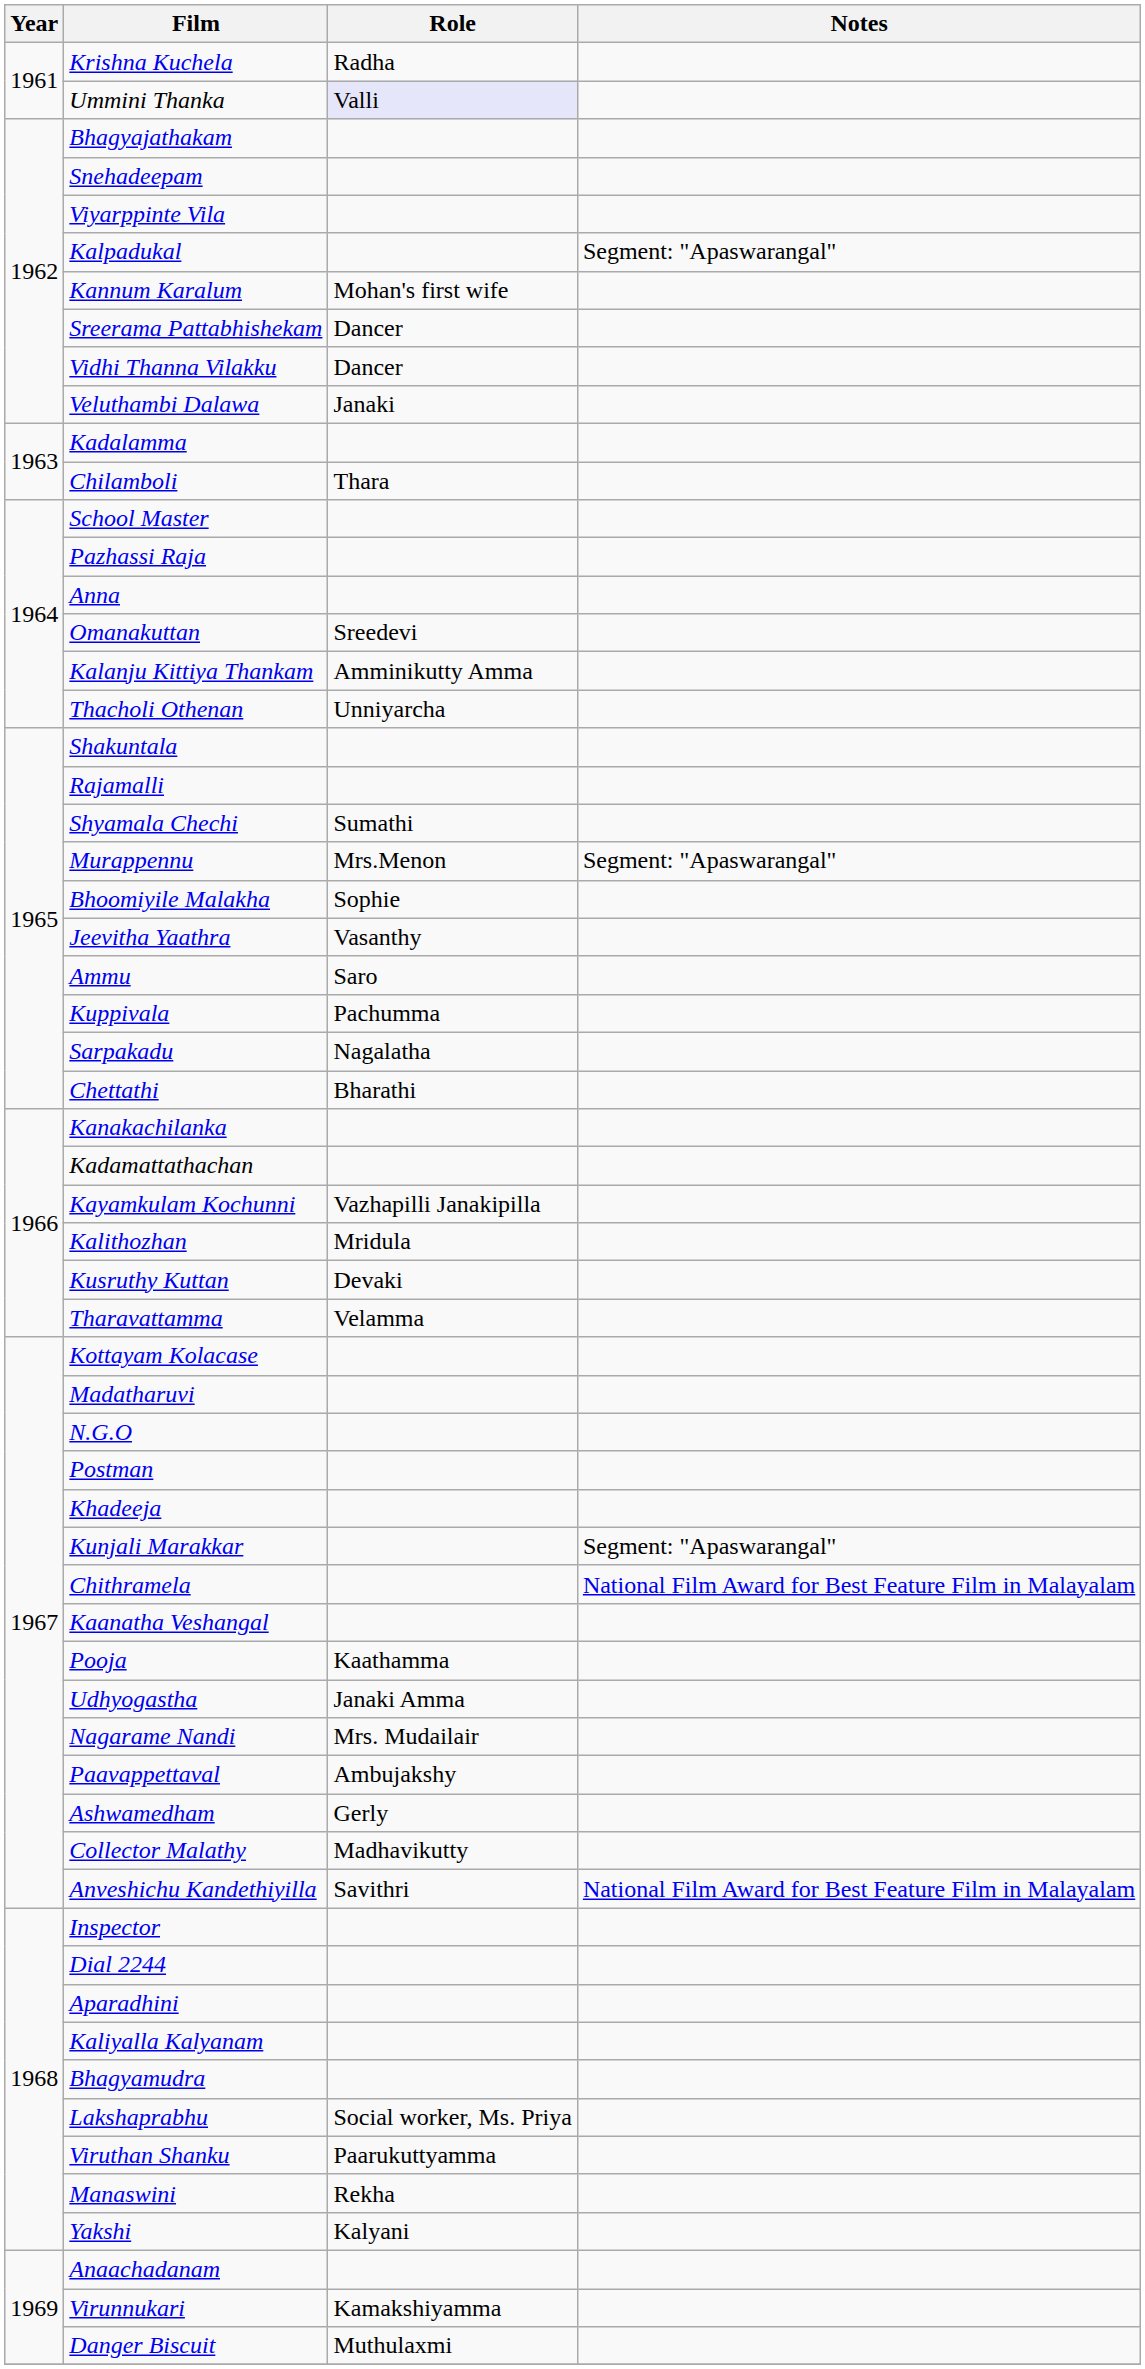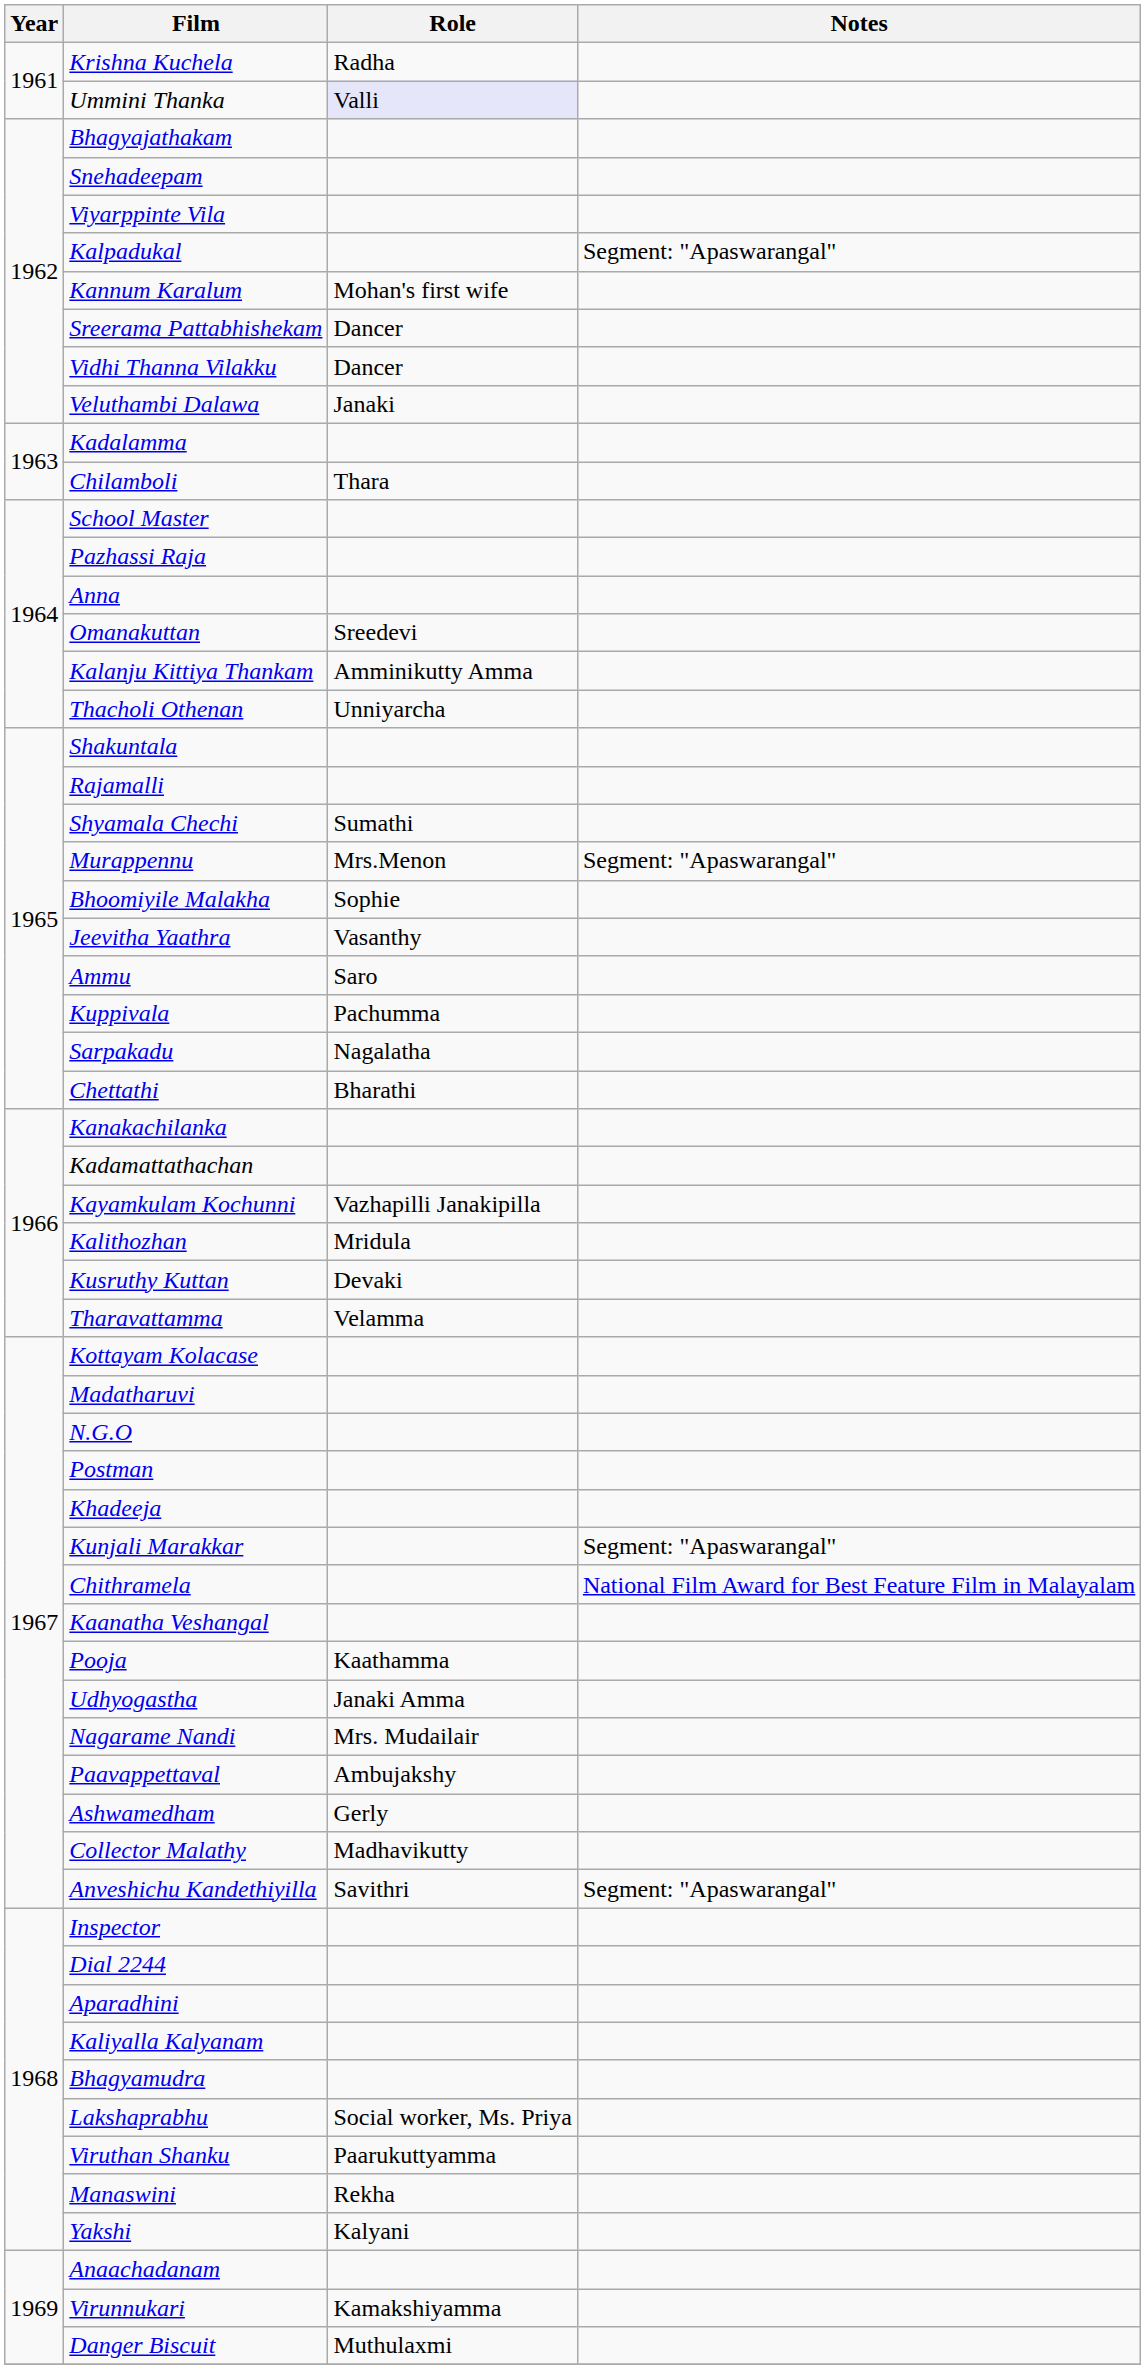(859, 1888) National Film Award for Best Feature Film in Malayalam -> (710, 1888) Segment: "Apaswarangal"
